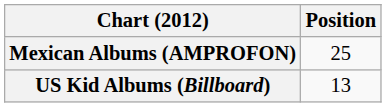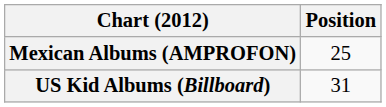(341, 85) 13 -> (341, 85) 31
